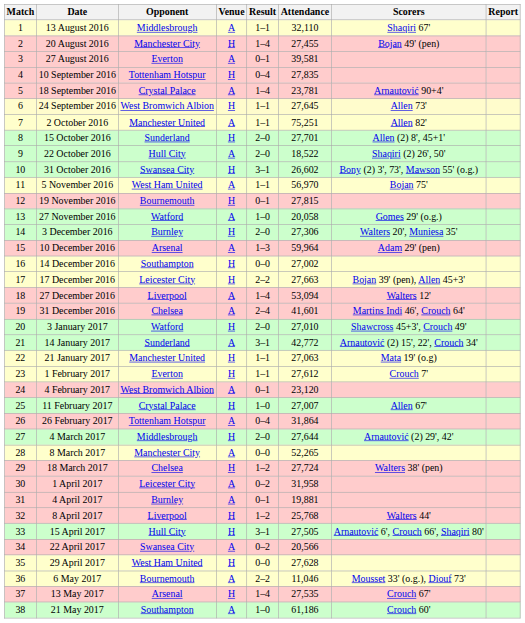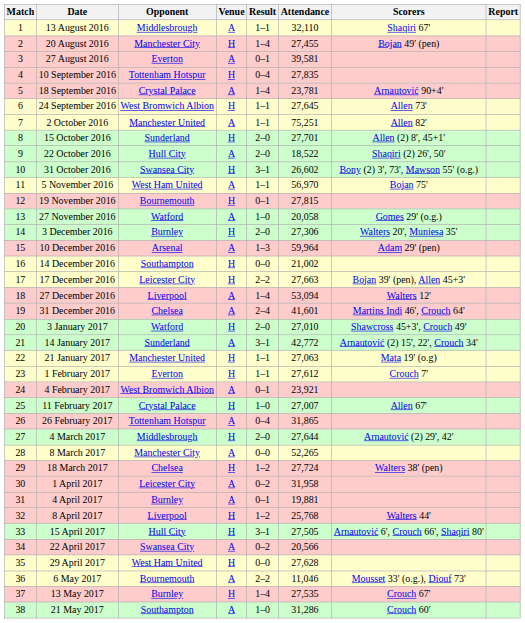(305, 264) 27,002 -> (305, 264) 21,002
(305, 389) 23,120 -> (305, 389) 23,921
(305, 421) 31,864 -> (305, 421) 31,865
(167, 594) Arsenal -> (167, 594) Burnley
(305, 610) 61,186 -> (305, 610) 31,286
